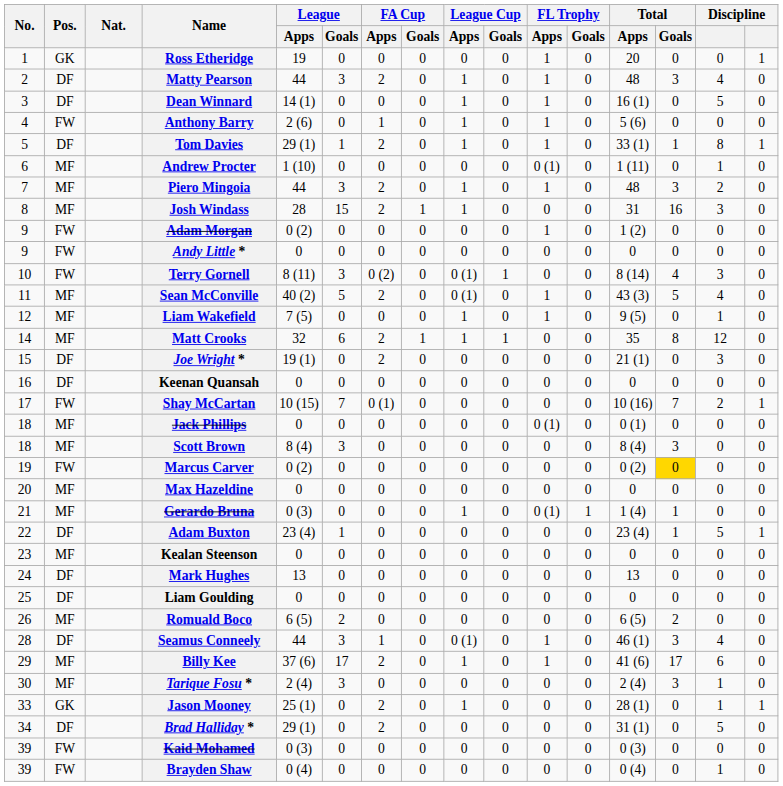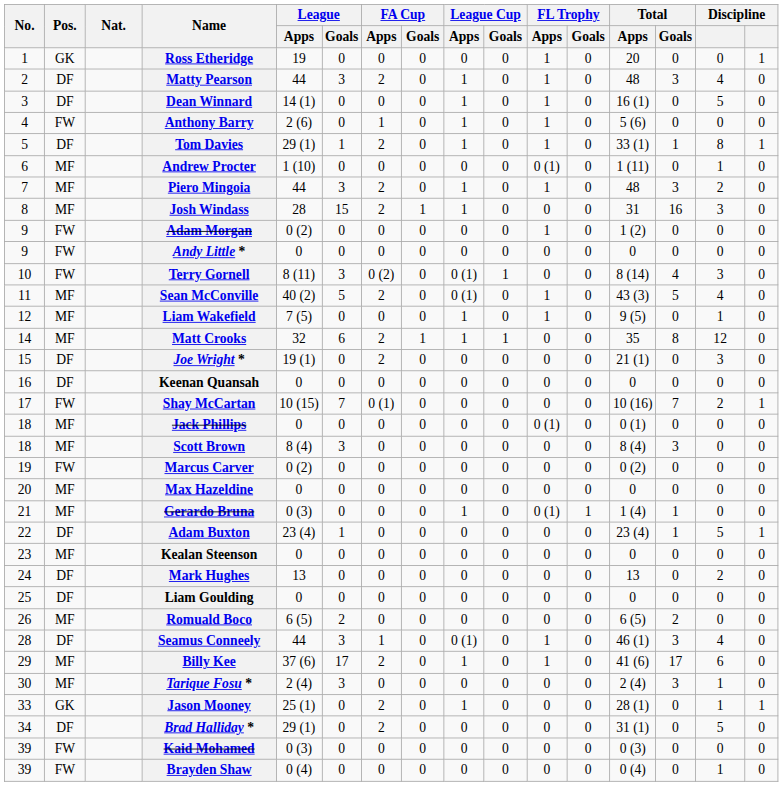(675, 468) gold background -> (675, 468) no background
(720, 576) 0 -> (720, 576) 2
